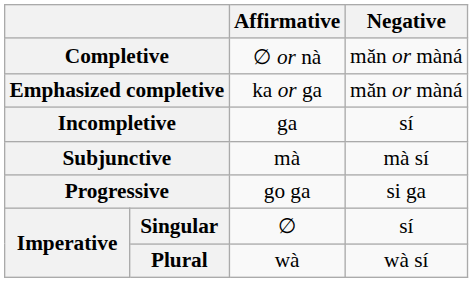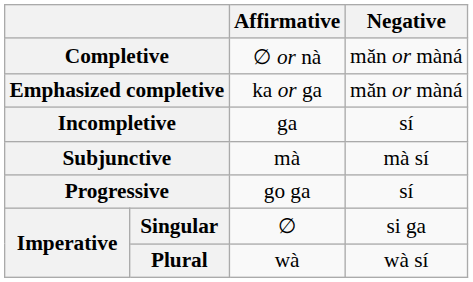(406, 191) si ga -> (406, 191) sí
(406, 225) sí -> (406, 225) si ga
